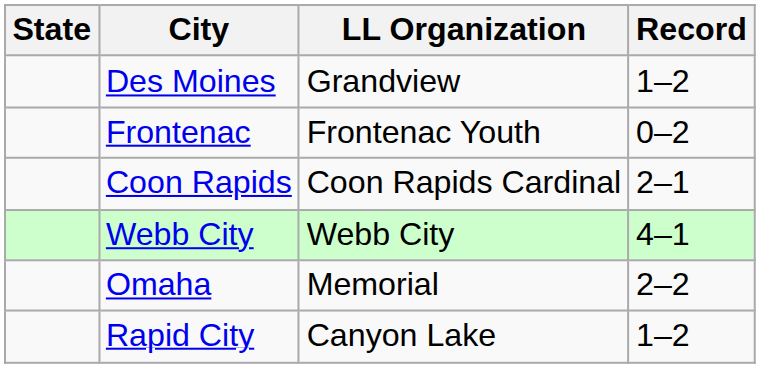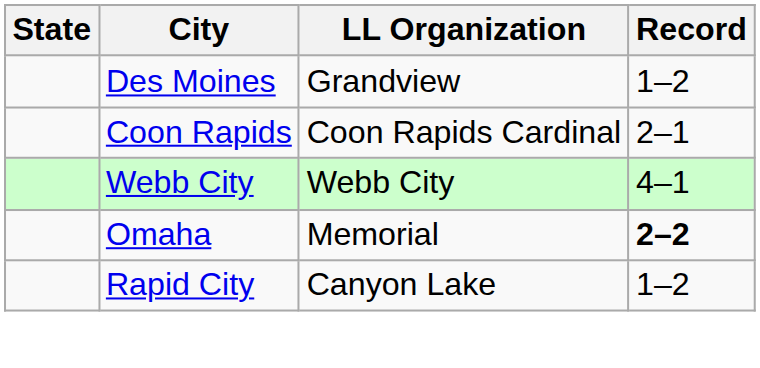- row: (178, 132)
(663, 285) normal -> (663, 234) bold
